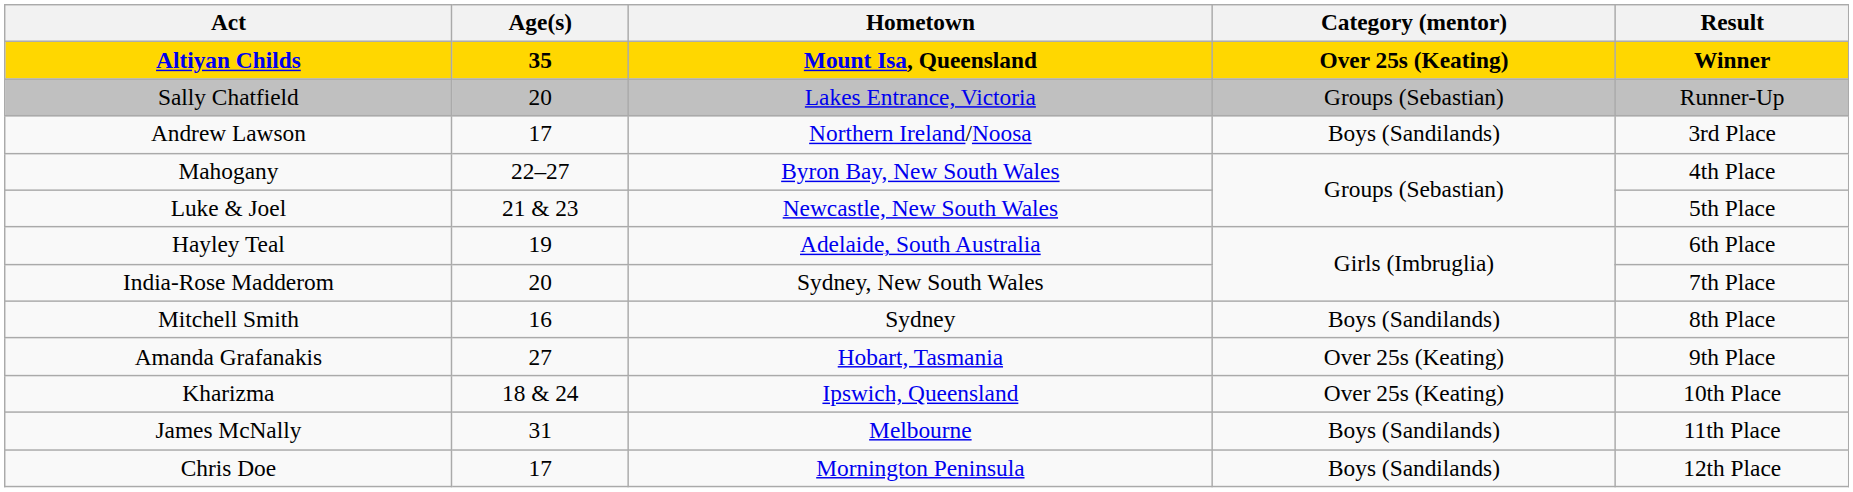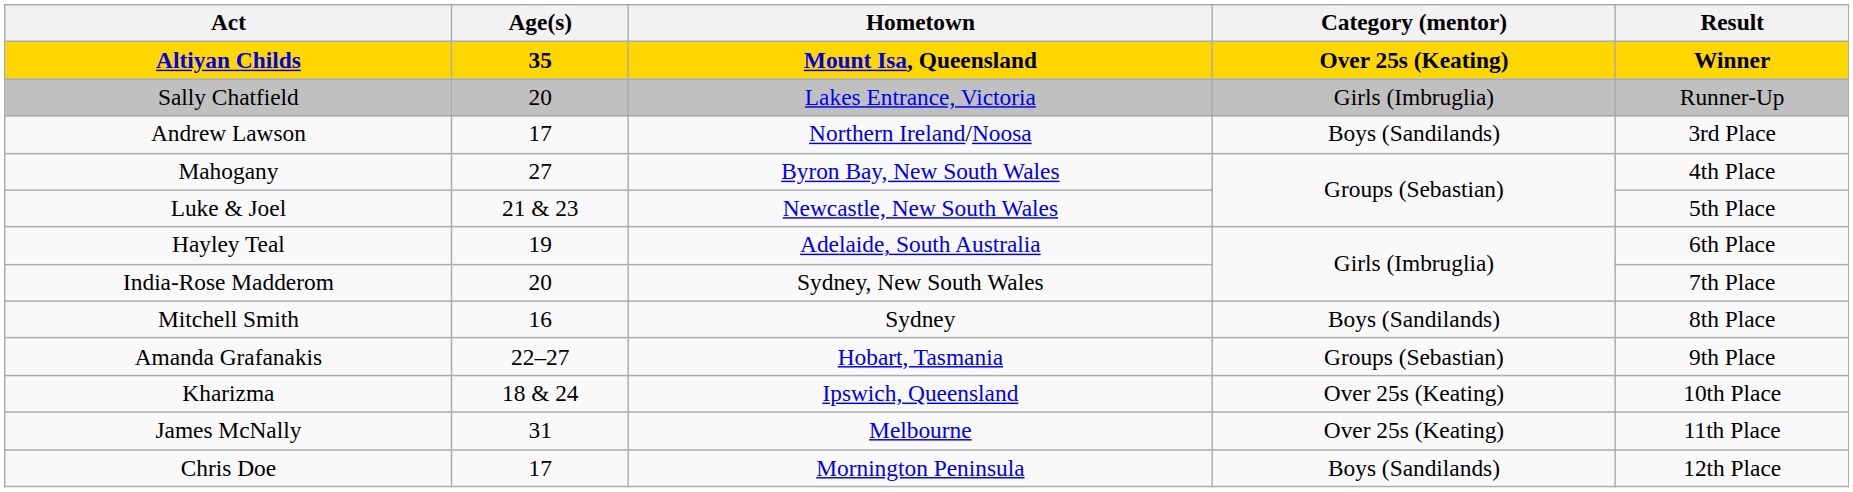(1414, 97) Groups (Sebastian) -> (1414, 97) Girls (Imbruglia)
(540, 171) 22–27 -> (540, 171) 27
(540, 356) 27 -> (540, 356) 22–27
(1414, 356) Over 25s (Keating) -> (1414, 356) Groups (Sebastian)
(1414, 430) Boys (Sandilands) -> (1414, 430) Over 25s (Keating)
